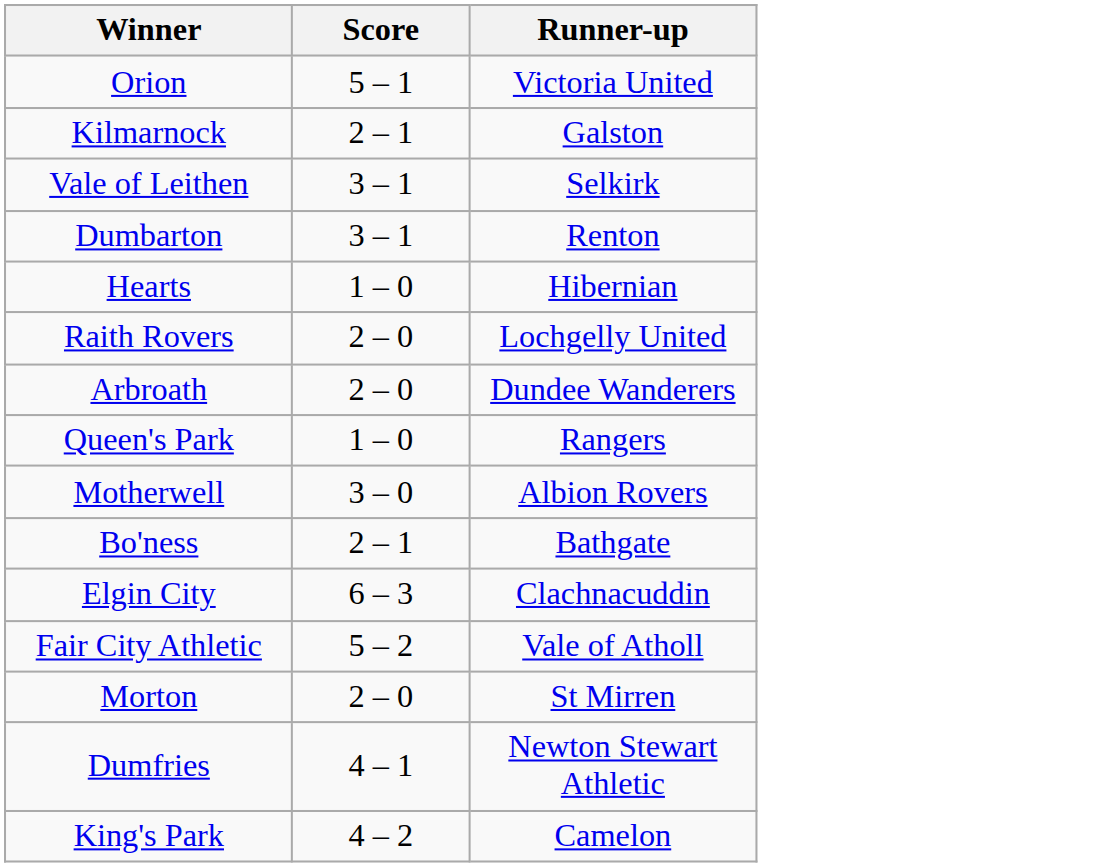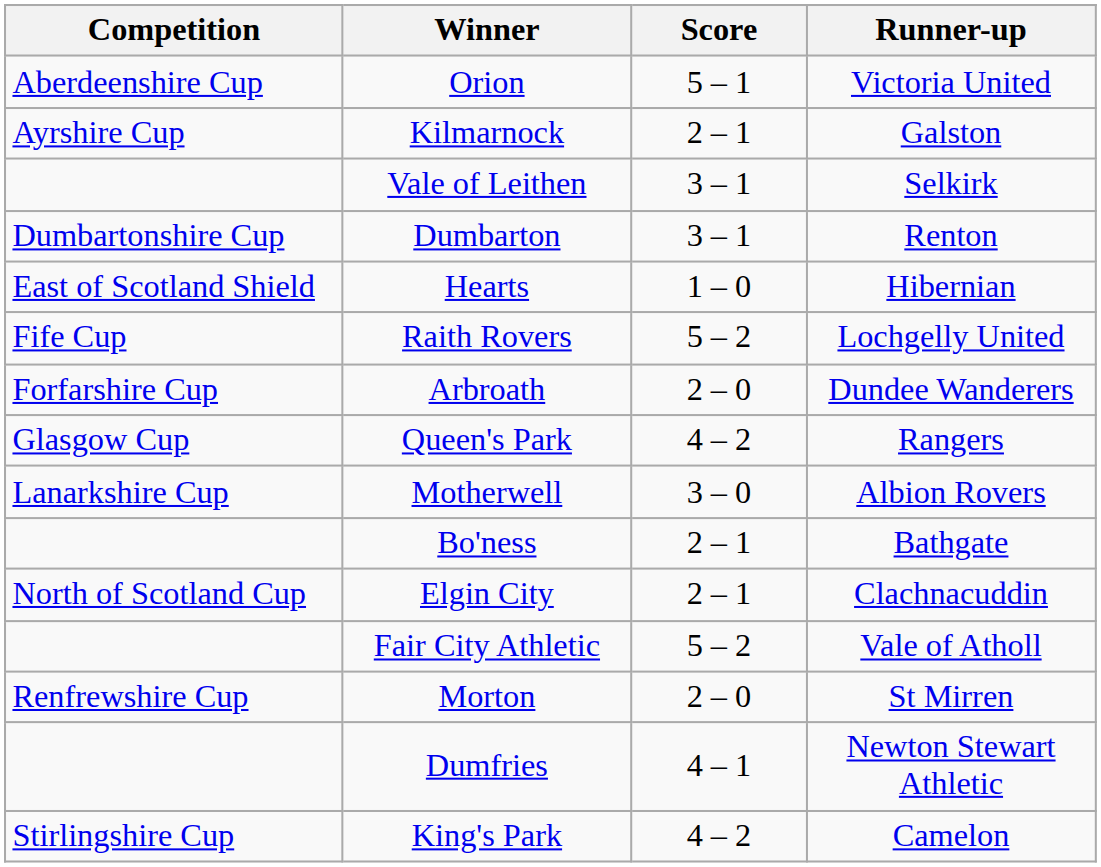+ column: (174, 30)
(381, 337) 2 – 0 -> (719, 337) 5 – 2
(381, 440) 1 – 0 -> (719, 440) 4 – 2
(381, 593) 6 – 3 -> (719, 593) 2 – 1
